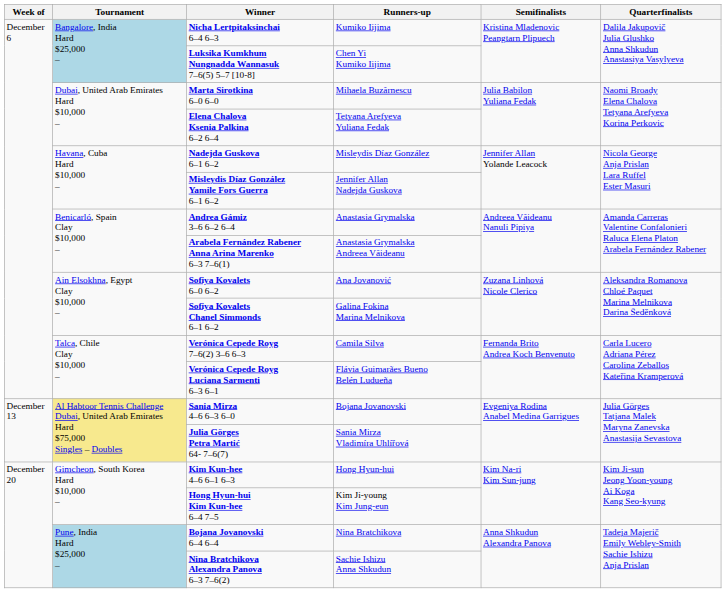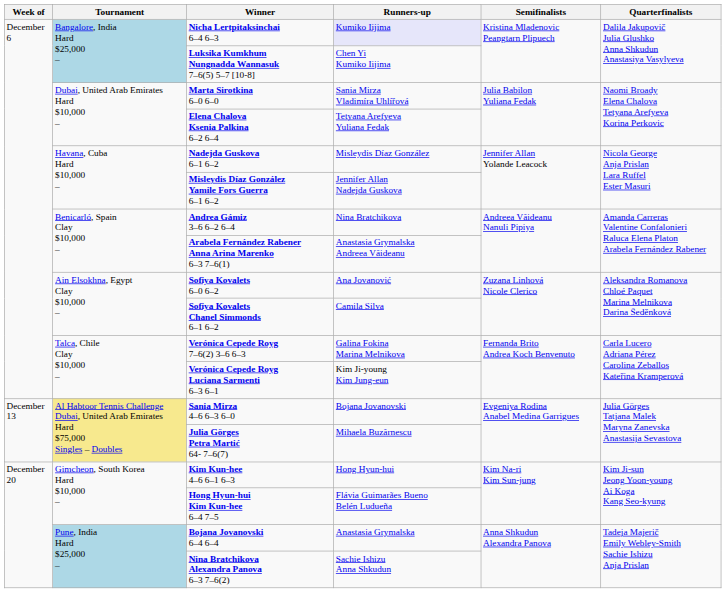(363, 26) no background -> (363, 26) lavender background
(374, 90) Mihaela Buzărnescu -> (372, 95) Sania Mirza Vladimíra Uhlířová
(375, 216) Anastasia Grymalska -> (369, 216) Nina Bratchikova
(370, 311) Galina Fokina Marina Melnikova -> (360, 305) Camila Silva
(360, 342) Camila Silva -> (370, 348) Galina Fokina Marina Melnikova
(382, 374) Flávia Guimarães Bueno Belén Ludueña -> (362, 374) Kim Ji-young Kim Jung-eun
(372, 437) Sania Mirza Vladimíra Uhlířová -> (374, 432) Mihaela Buzărnescu
(362, 500) Kim Ji-young Kim Jung-eun -> (382, 500) Flávia Guimarães Bueno Belén Ludueña
(369, 532) Nina Bratchikova -> (375, 532) Anastasia Grymalska
